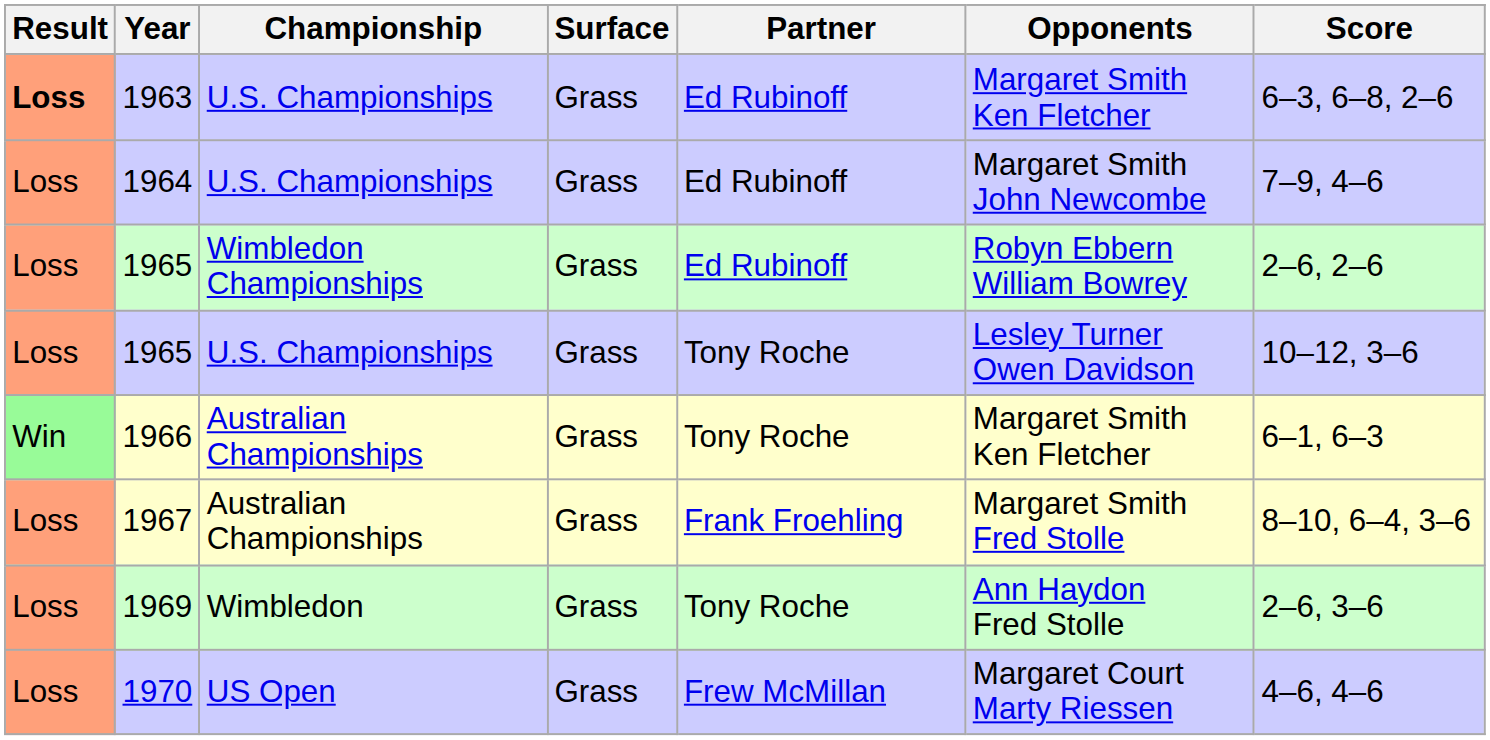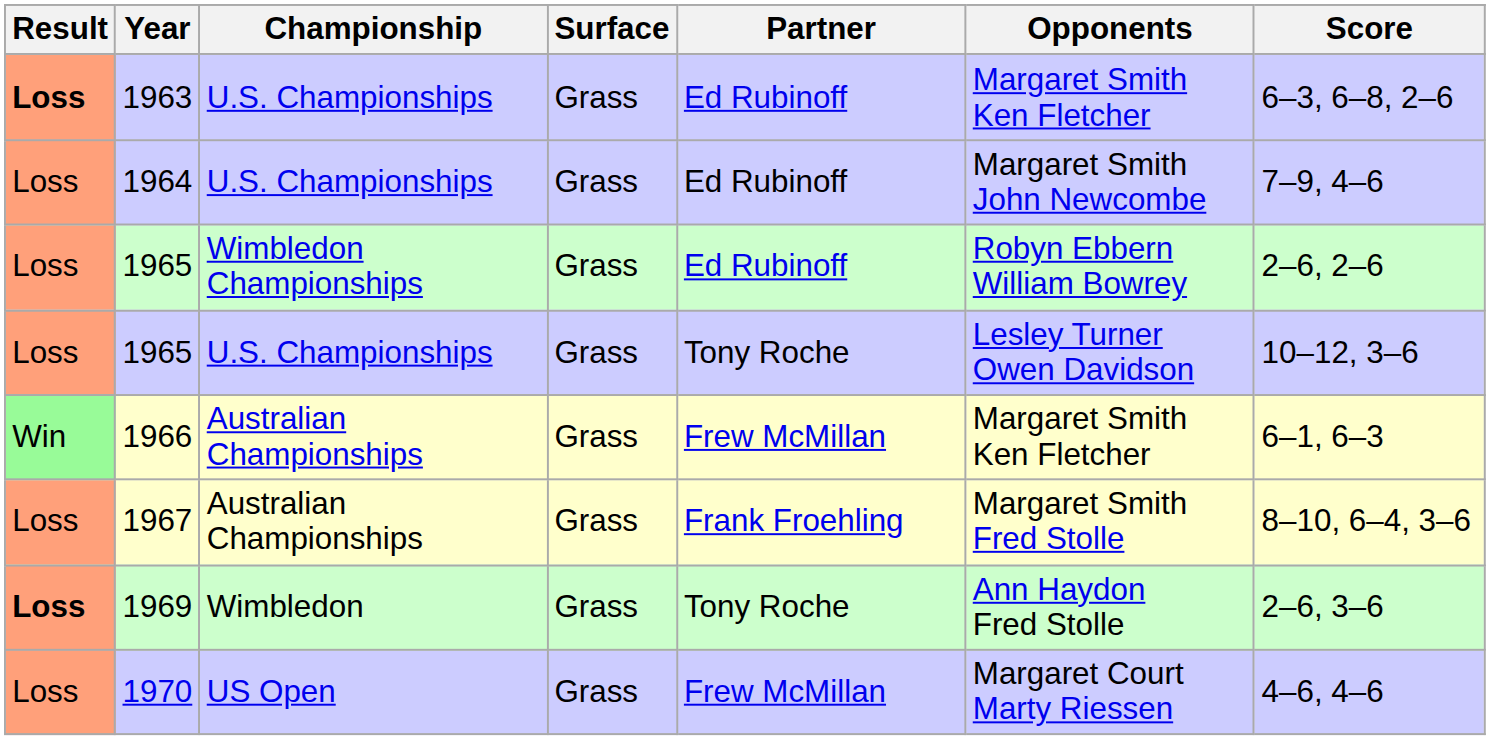(767, 436) Tony Roche -> (785, 436) Frew McMillan
(45, 606) normal -> (49, 606) bold
